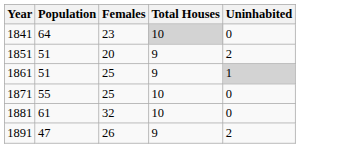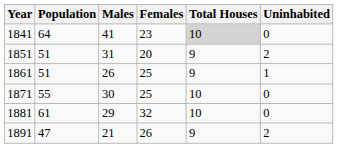+ column: (118, 14)
(229, 73) lightgrey background -> (266, 73) no background
